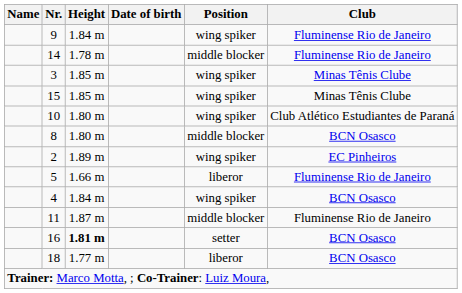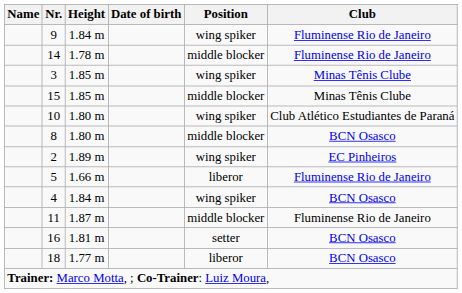(226, 95) wing spiker -> (226, 95) middle blocker
(87, 237) bold -> (87, 237) normal
